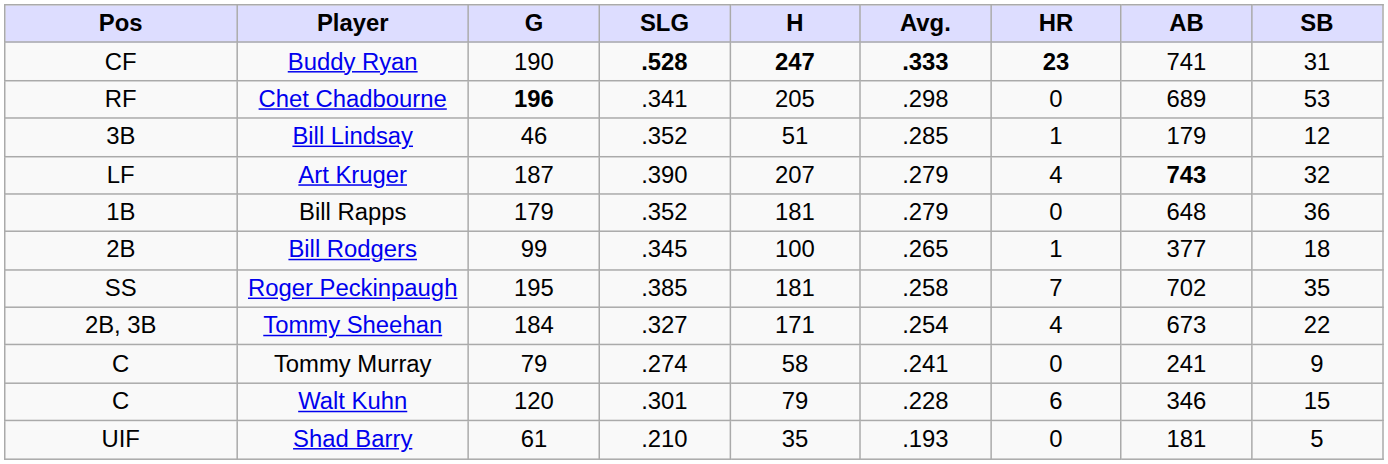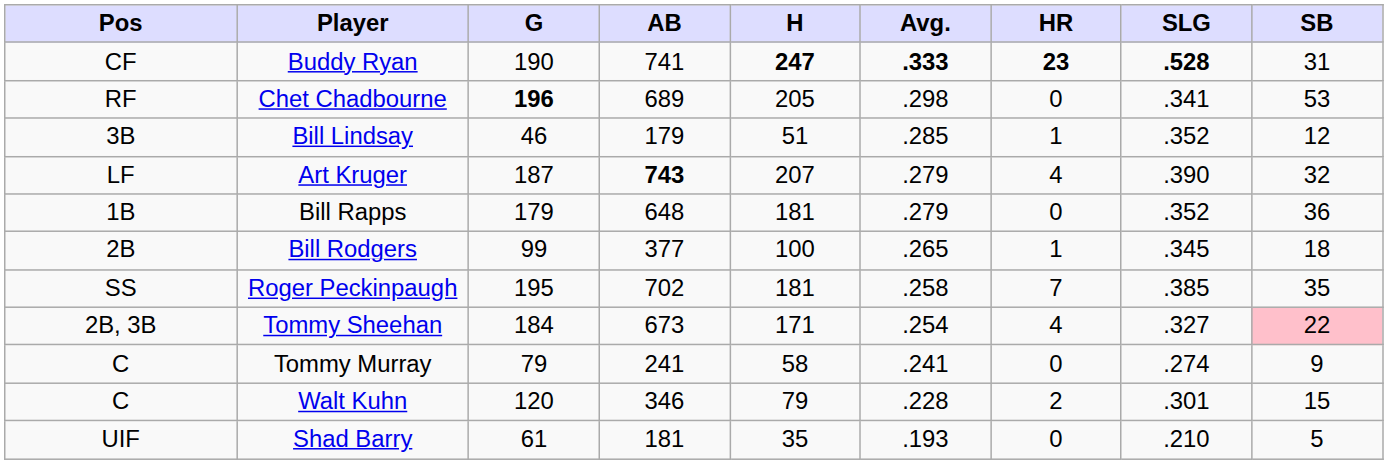columns swapped: (1186, 23) <-> (664, 23)
(1317, 325) no background -> (1317, 325) pink background
(1056, 401) 6 -> (1056, 401) 2
